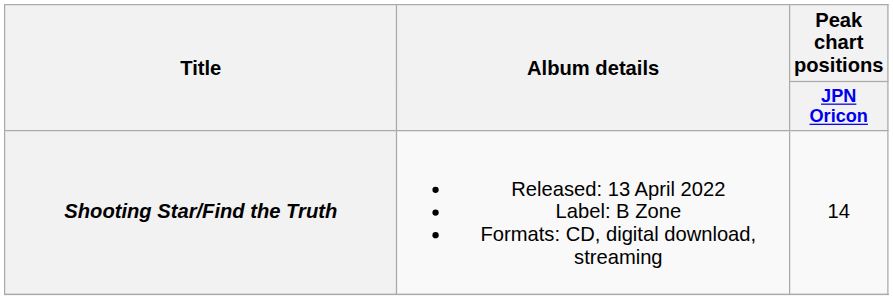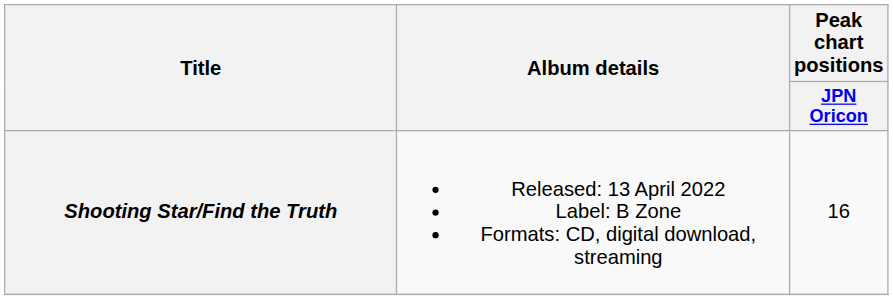(839, 212) 14 -> (839, 212) 16
